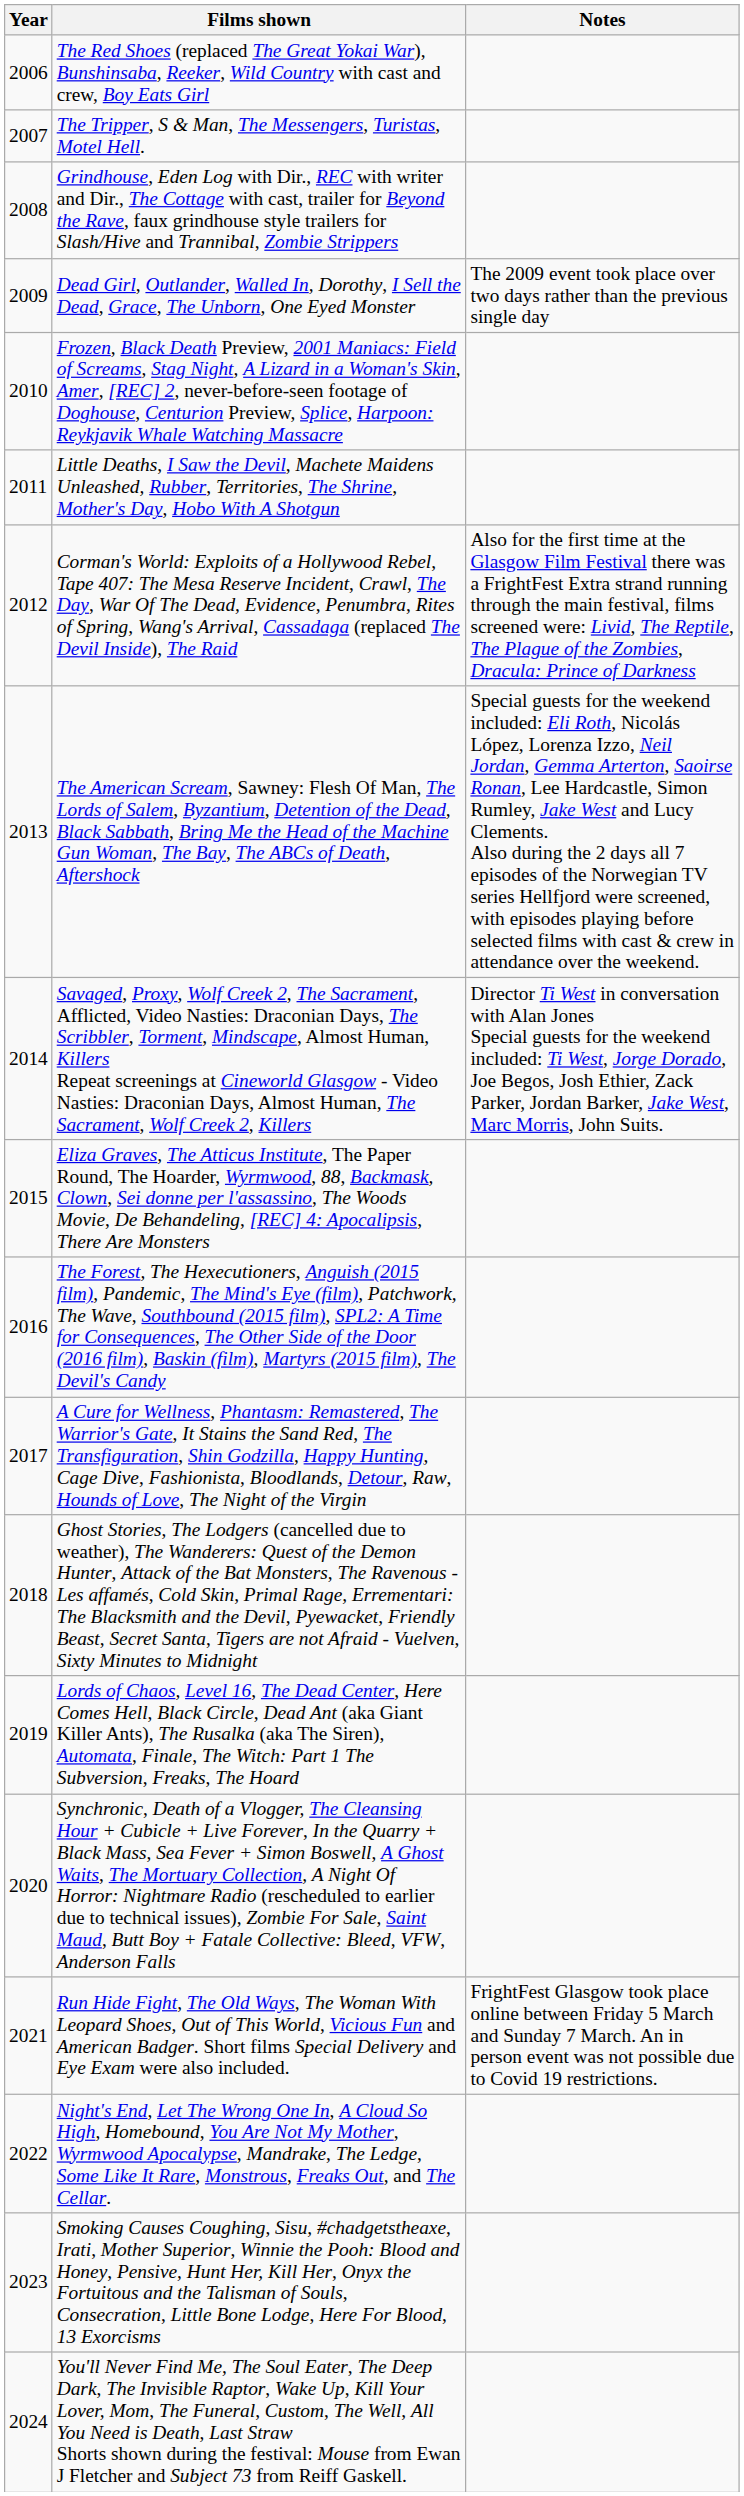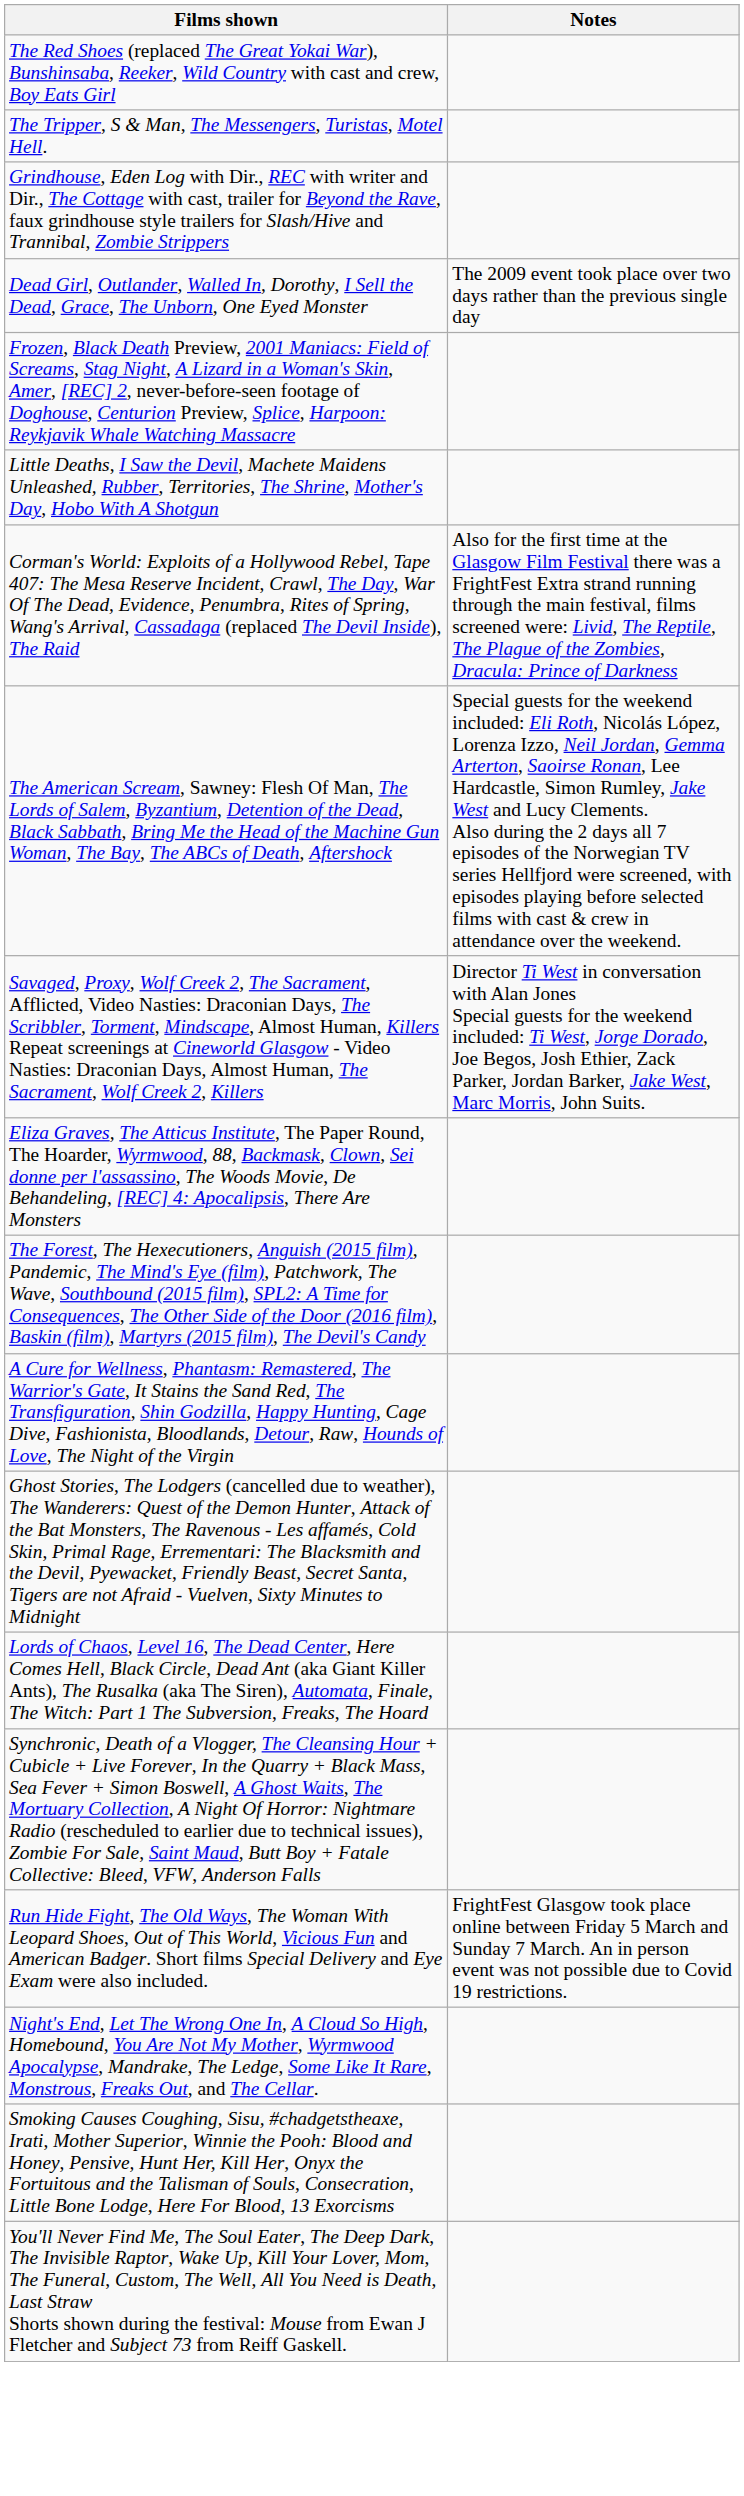- column: (28, 19)
